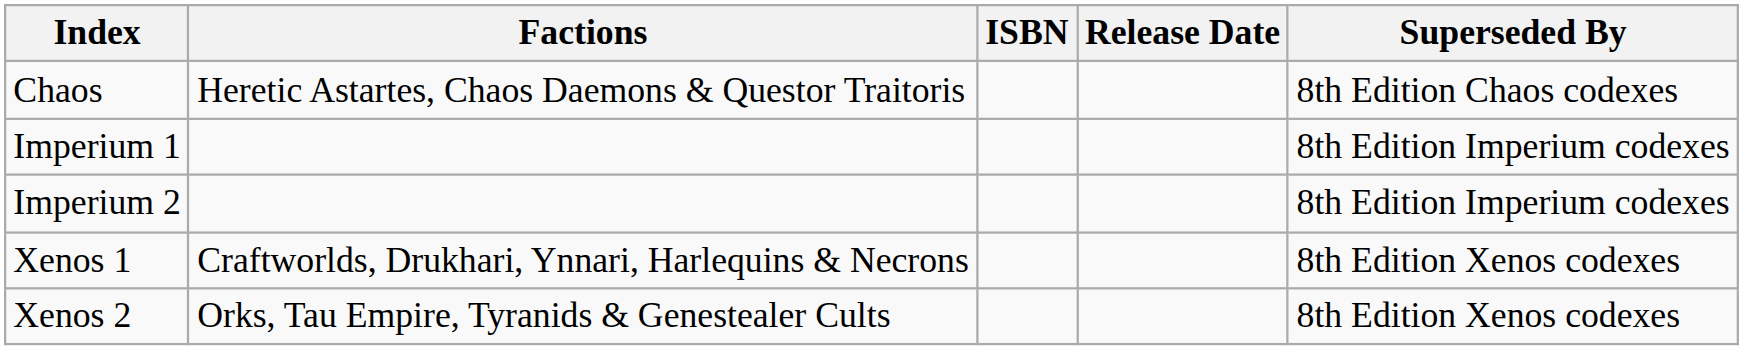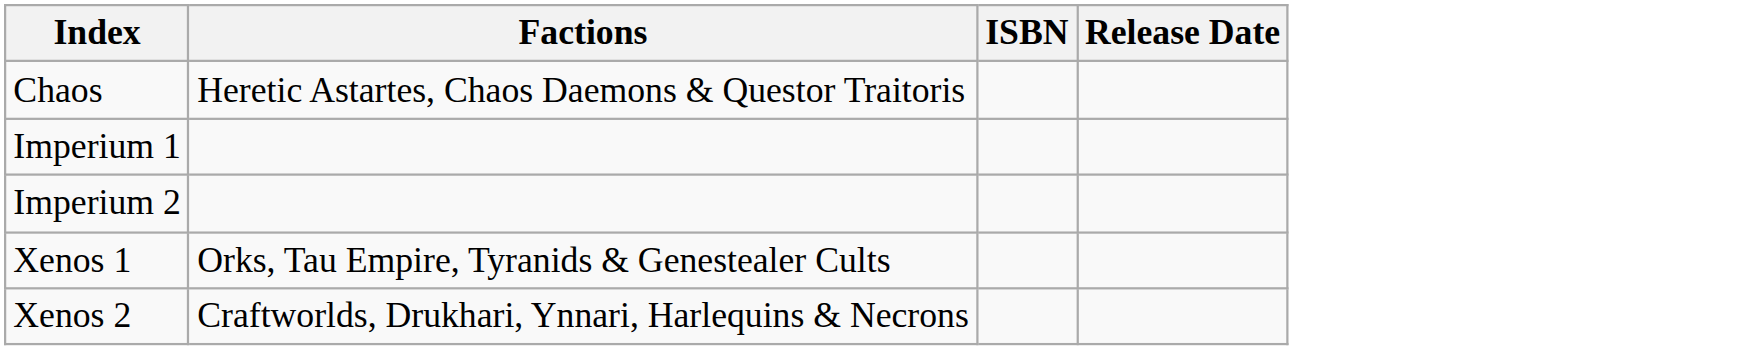- column: (1513, 32)
(583, 259) Craftworlds, Drukhari, Ynnari, Harlequins & Necrons -> (544, 259) Orks, Tau Empire, Tyranids & Genestealer Cults
(544, 315) Orks, Tau Empire, Tyranids & Genestealer Cults -> (583, 315) Craftworlds, Drukhari, Ynnari, Harlequins & Necrons
